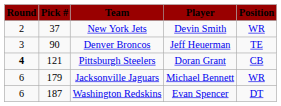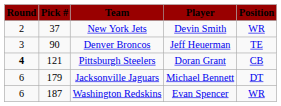(257, 77) WR -> (257, 77) DT
(257, 93) DT -> (257, 93) WR
